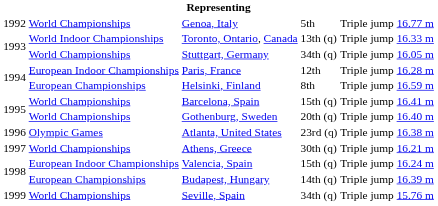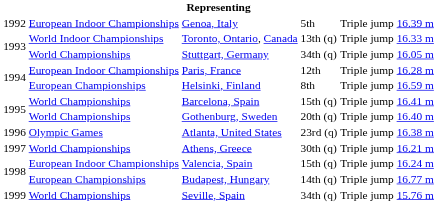(80, 23) World Championships -> (104, 23) European Indoor Championships
(415, 23) 16.77 m -> (415, 23) 16.39 m
(415, 179) 16.39 m -> (415, 179) 16.77 m
